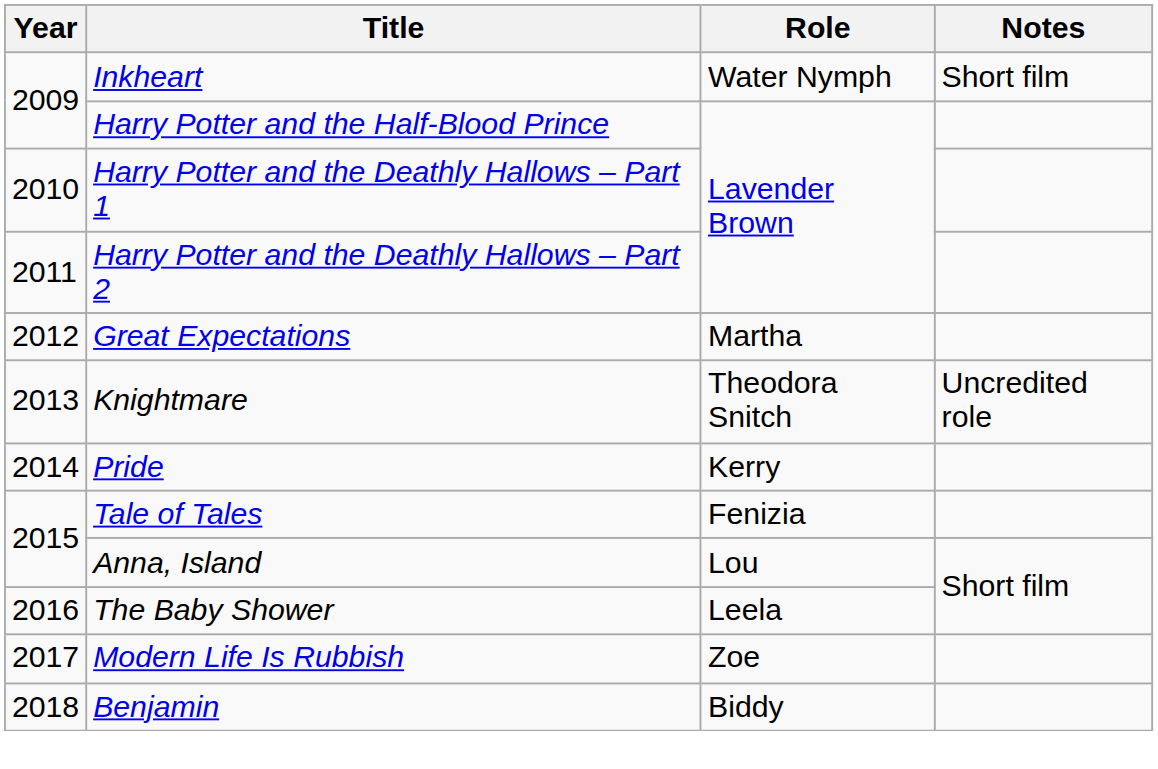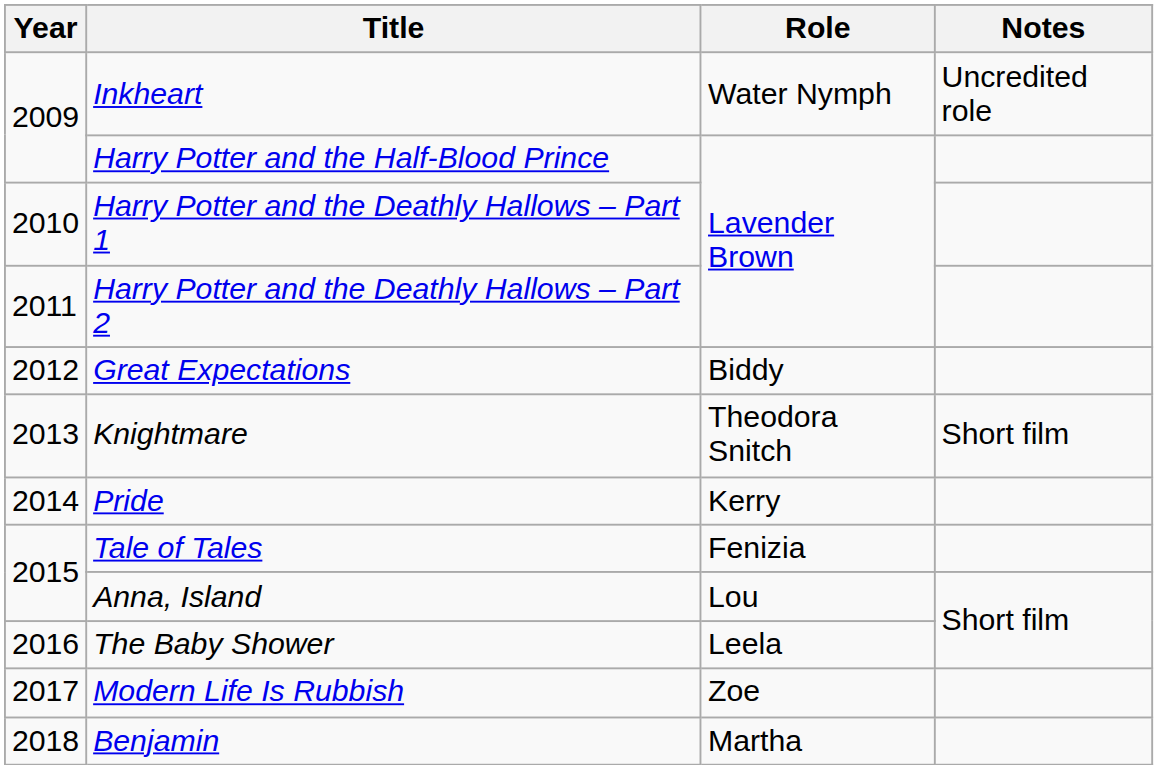(1005, 76) Short film -> (1015, 93) Uncredited role
(755, 336) Martha -> (746, 370) Biddy
(1015, 401) Uncredited role -> (1005, 435) Short film
(746, 706) Biddy -> (755, 740) Martha
